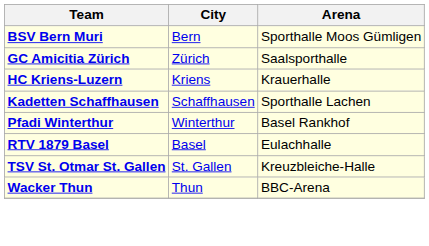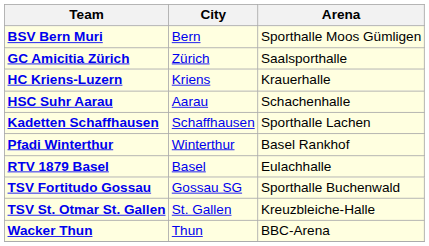+ row: (60, 101)
+ row: (79, 187)
